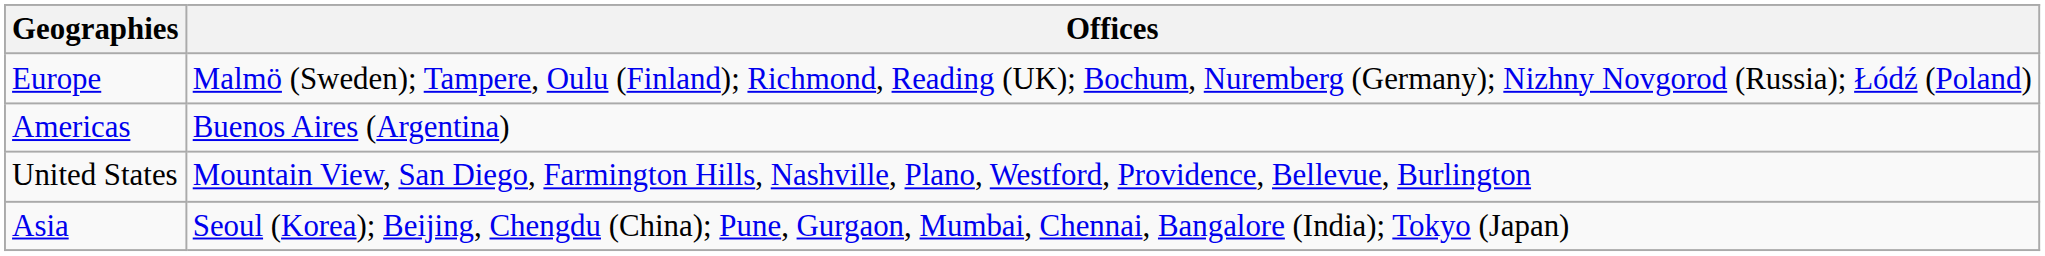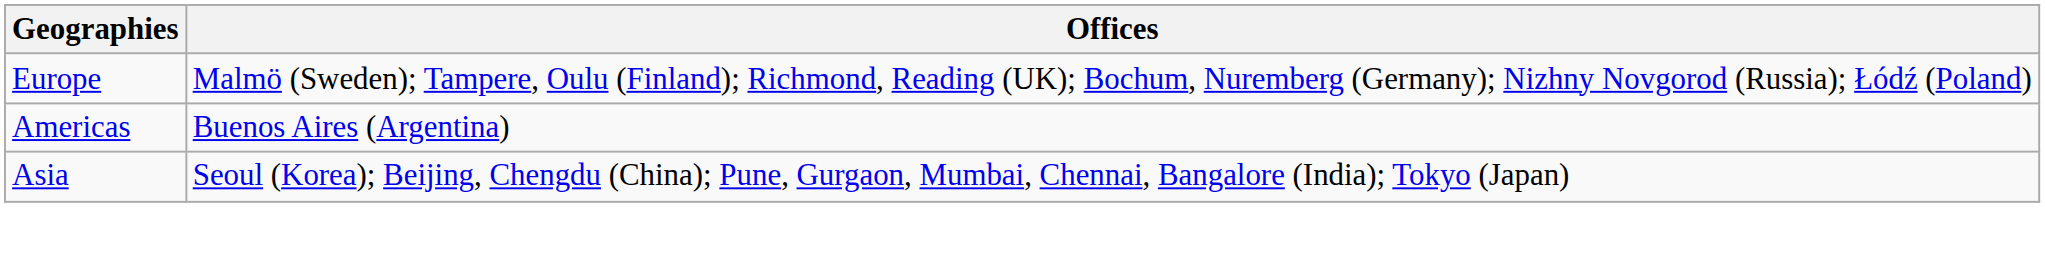- row: (95, 175)
